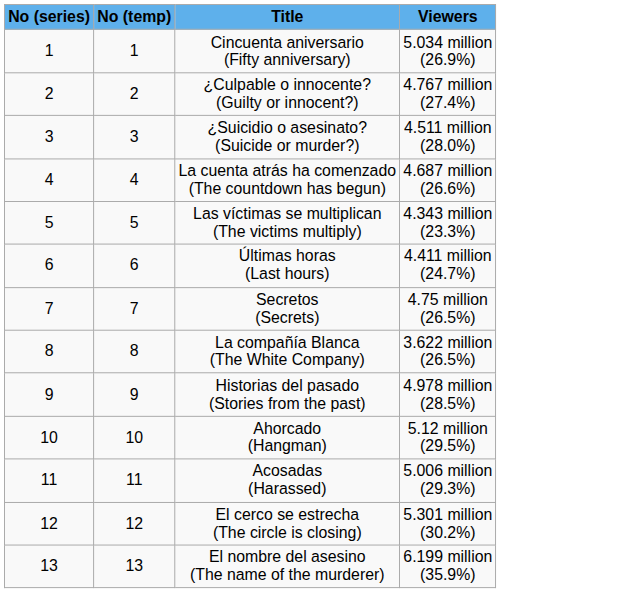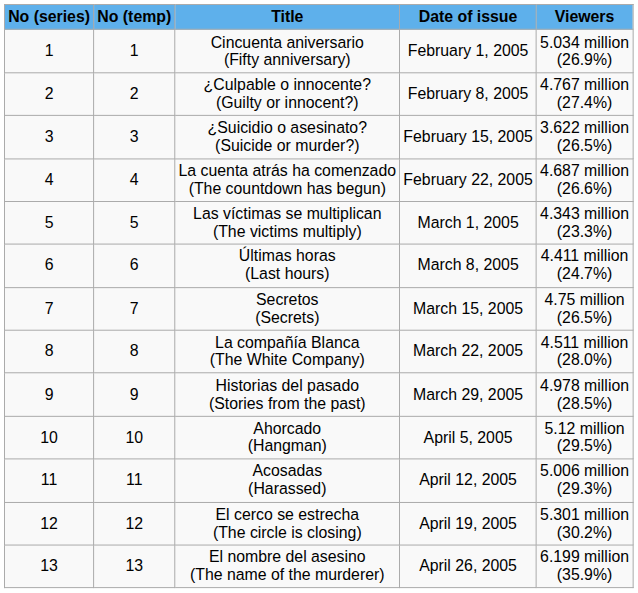+ column: (468, 17)
(448, 136) 4.511 million (28.0%) -> (585, 136) 3.622 million (26.5%)
(448, 351) 3.622 million (26.5%) -> (585, 351) 4.511 million (28.0%)
